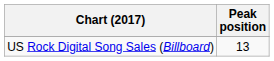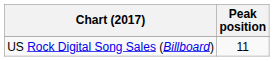(243, 46) 13 -> (243, 46) 11
